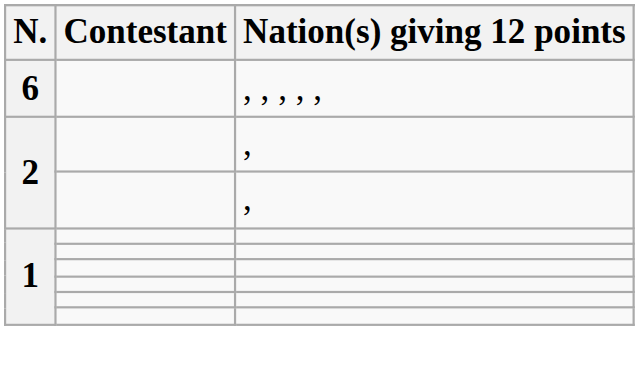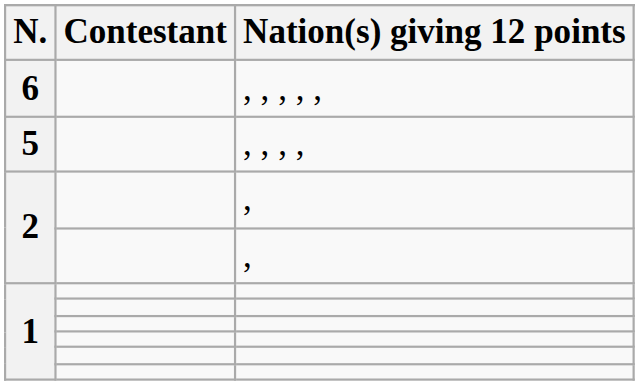+ row: (30, 143)
